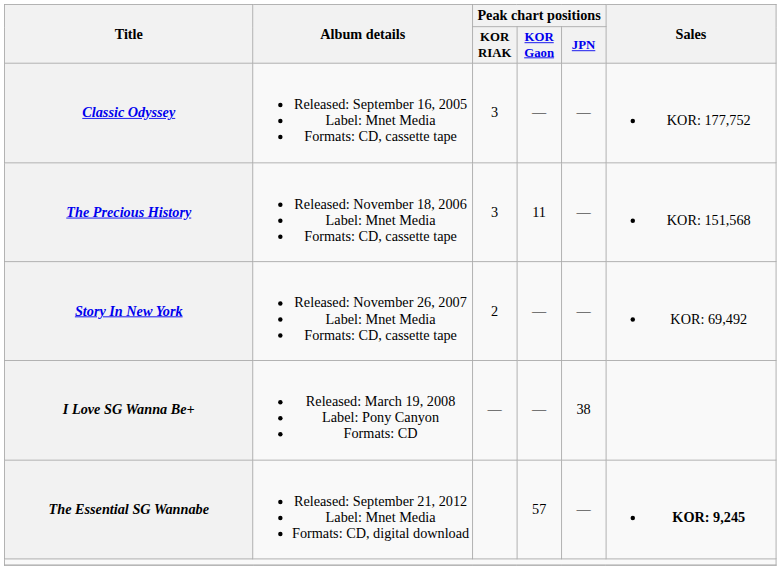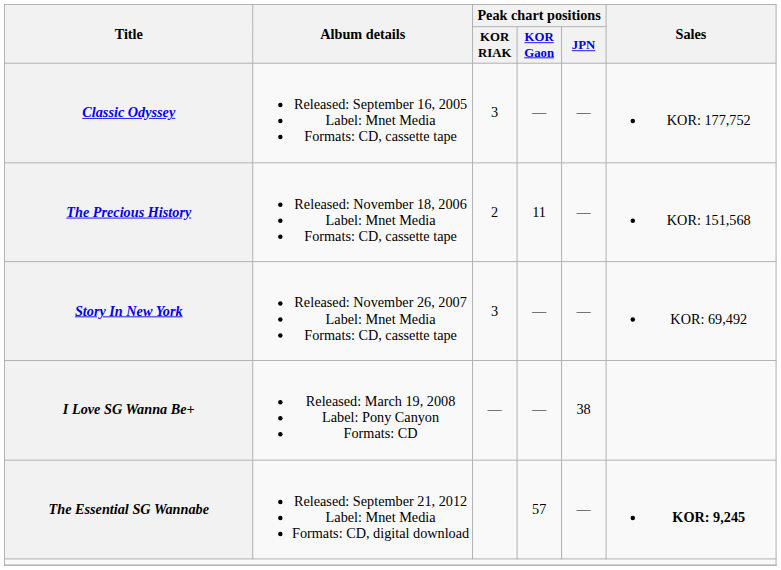(495, 212) 3 -> (495, 212) 2
(495, 311) 2 -> (495, 311) 3
